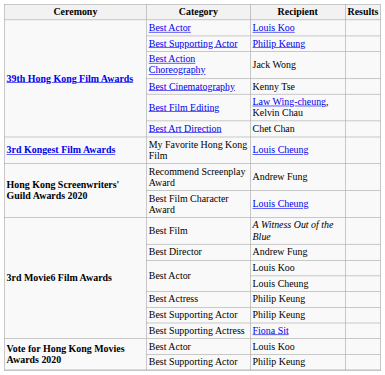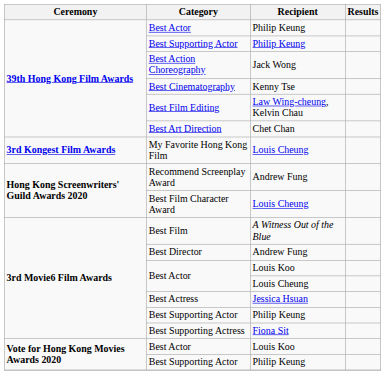(274, 28) Louis Koo -> (279, 28) Philip Keung
(279, 299) Philip Keung -> (280, 299) Jessica Hsuan
